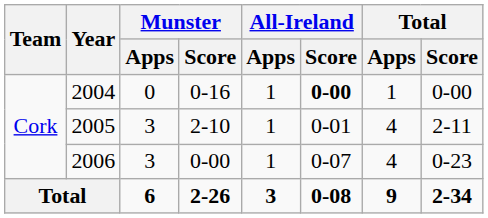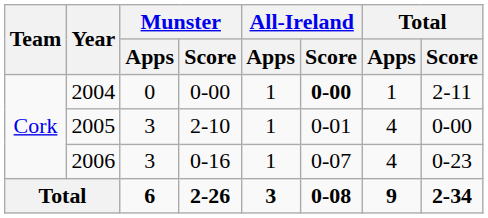(210, 91) 0-16 -> (210, 91) 0-00
(452, 91) 0-00 -> (452, 91) 2-11
(452, 126) 2-11 -> (452, 126) 0-00
(210, 160) 0-00 -> (210, 160) 0-16
